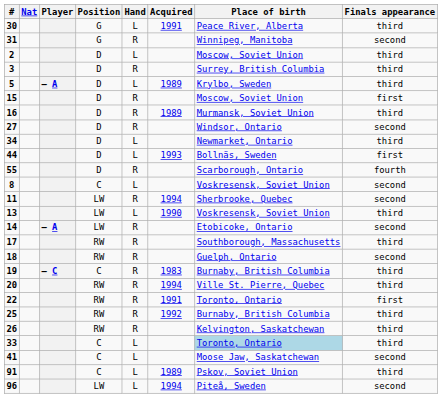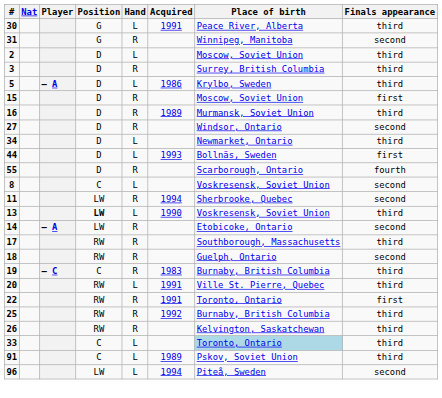(171, 84) 1989 -> (171, 84) 1986
(99, 213) normal -> (99, 213) bold
(135, 285) R -> (135, 285) L
(171, 285) 1994 -> (171, 285) 1991
- row: (12, 357)
